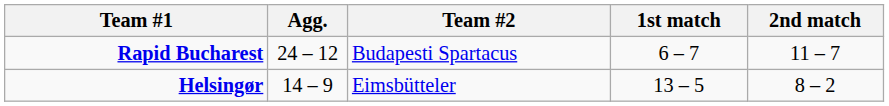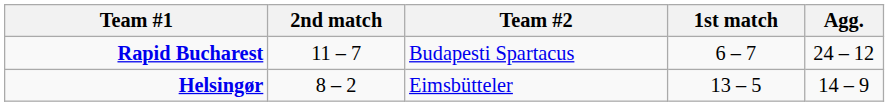columns swapped: (308, 20) <-> (815, 20)
